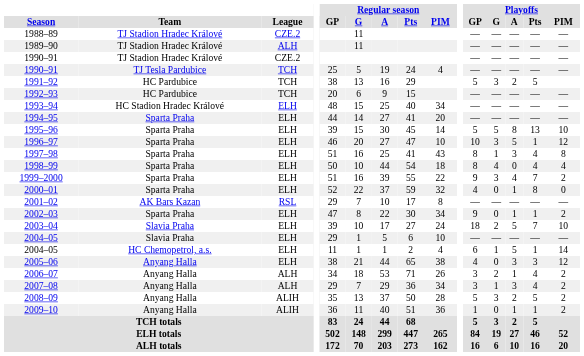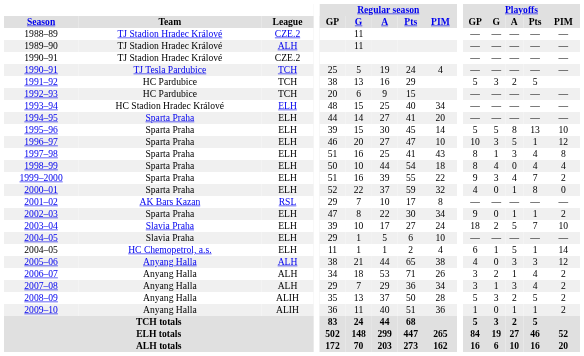(288, 262) ELH -> (288, 262) ALH
